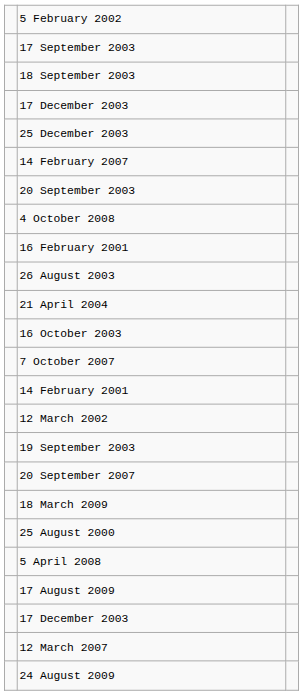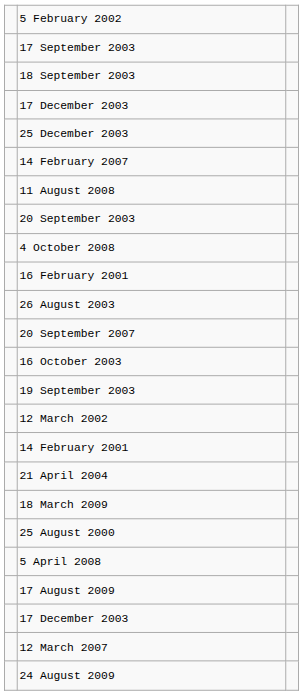+ row: (11, 190)
rows swapped: (11, 476) <-> (11, 305)
- row: (11, 362)
rows swapped: (11, 390) <-> (11, 447)
